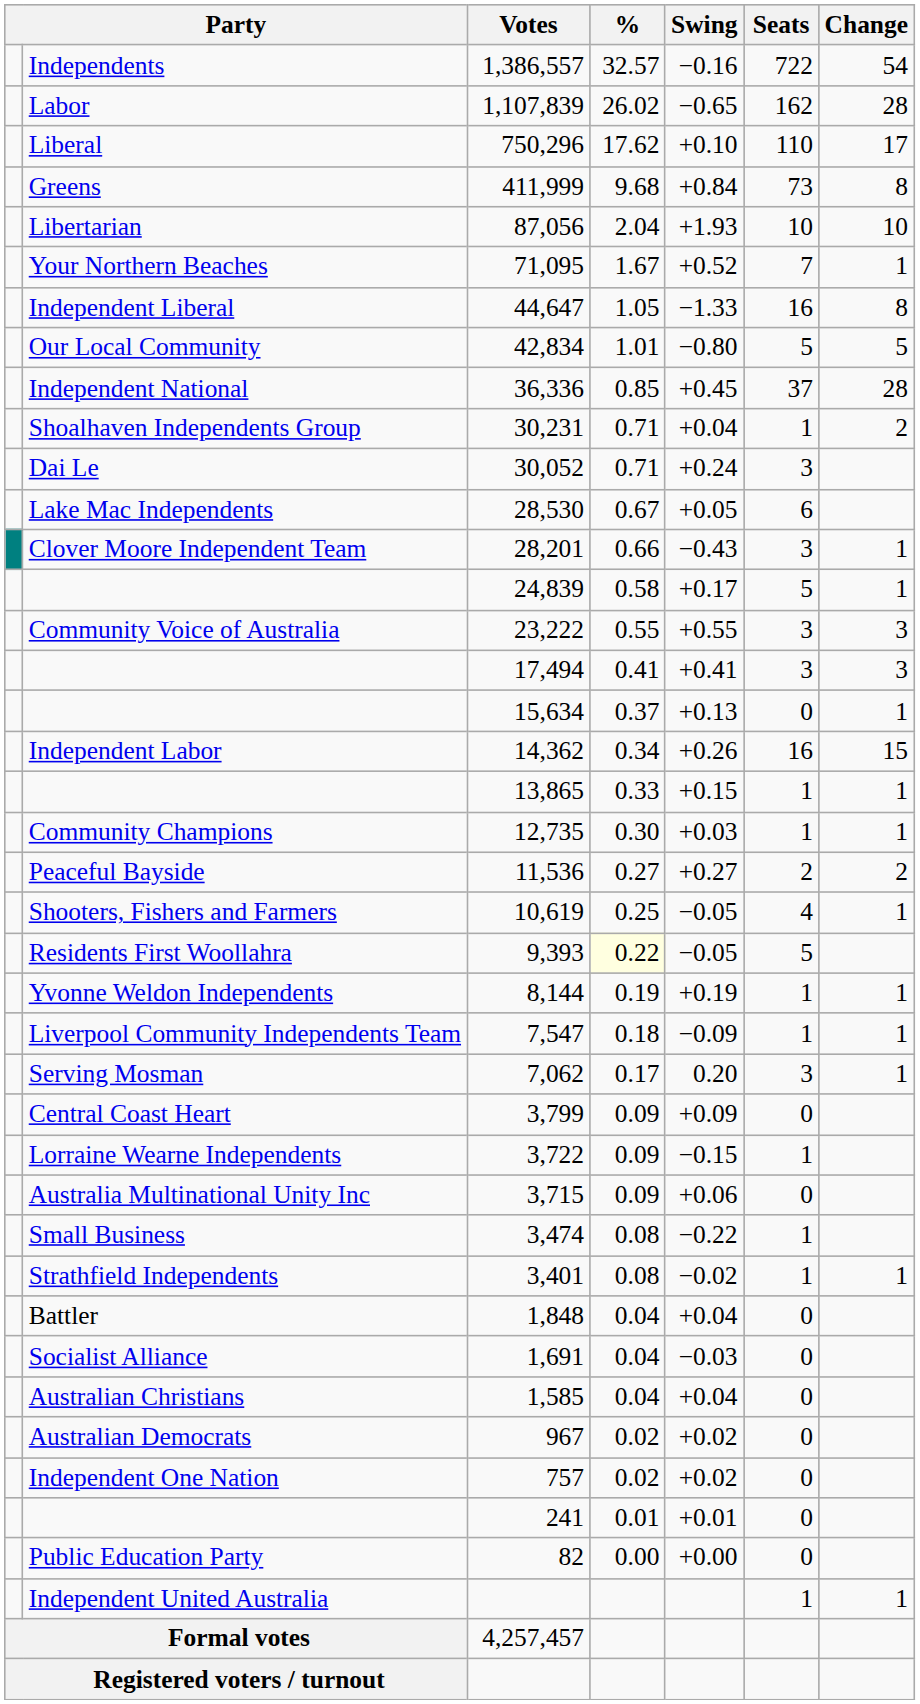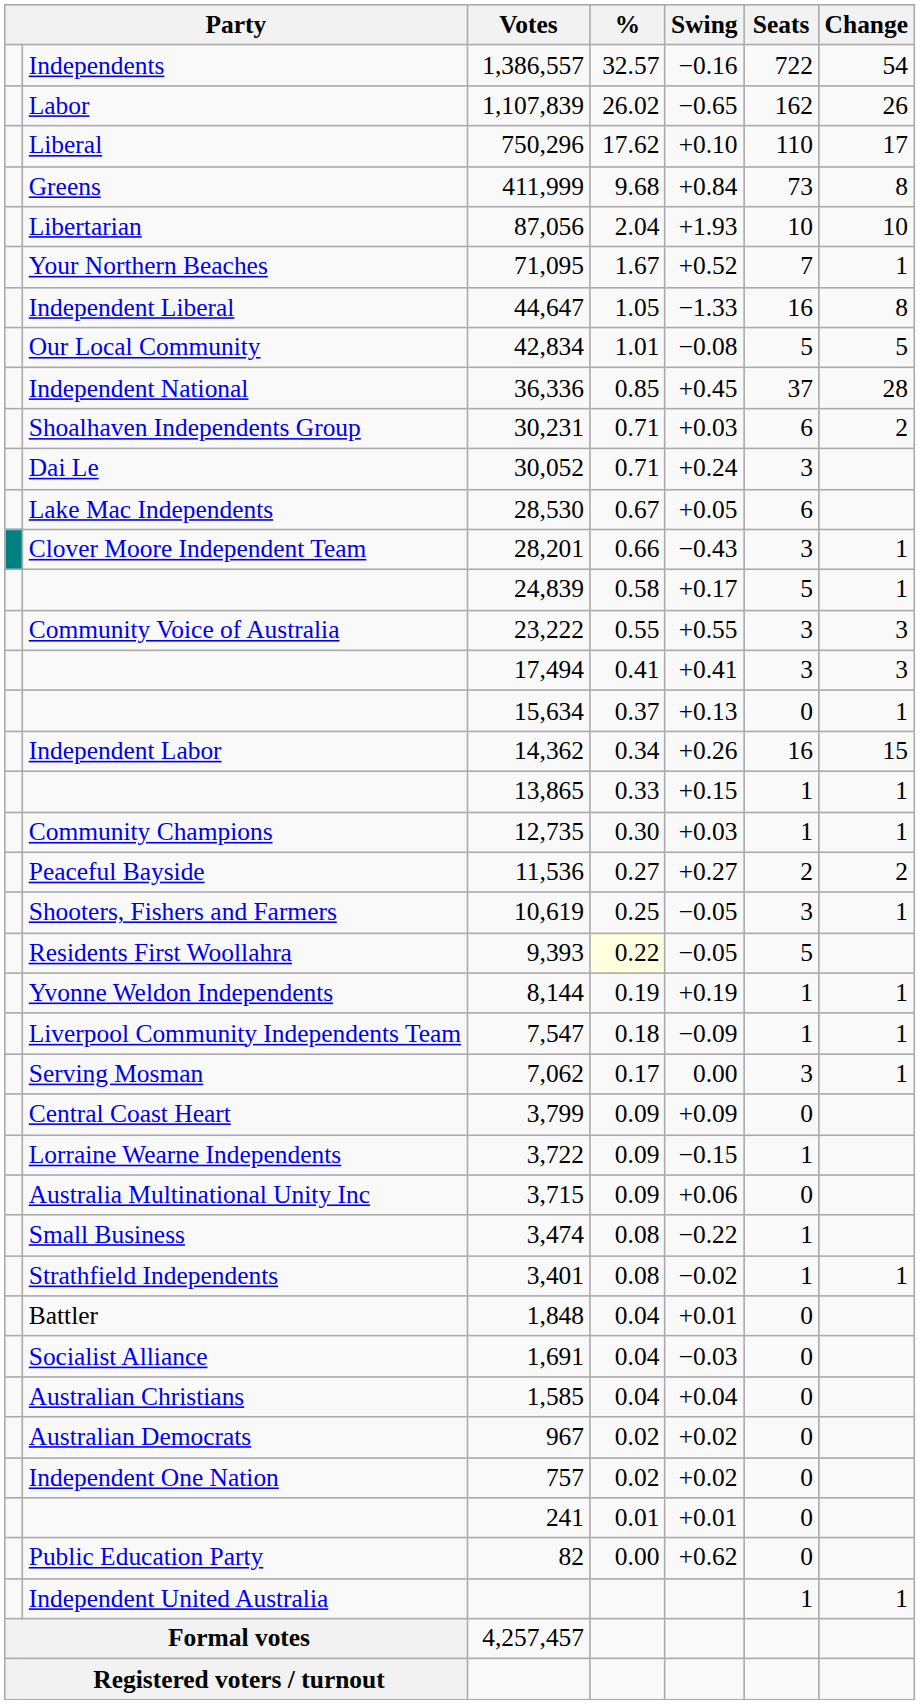(895, 105) 28 -> (895, 105) 26
(708, 347) −0.80 -> (708, 347) −0.08
(708, 428) +0.04 -> (708, 428) +0.03
(807, 428) 1 -> (807, 428) 6
(807, 912) 4 -> (807, 912) 3
(715, 1073) 0.20 -> (715, 1073) 0.00
(708, 1315) +0.04 -> (708, 1315) +0.01
(708, 1557) +0.00 -> (708, 1557) +0.62
